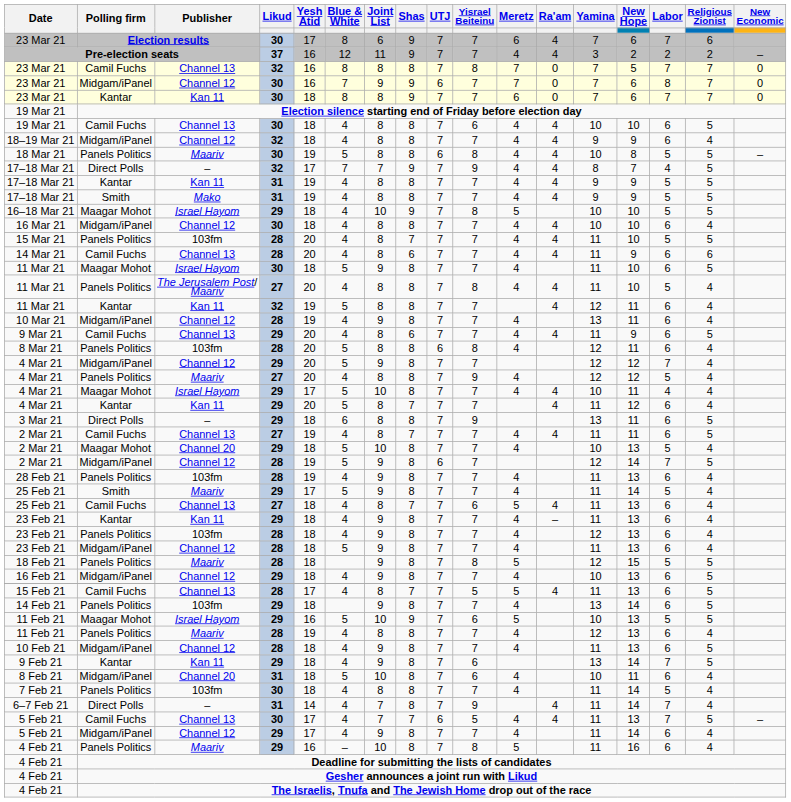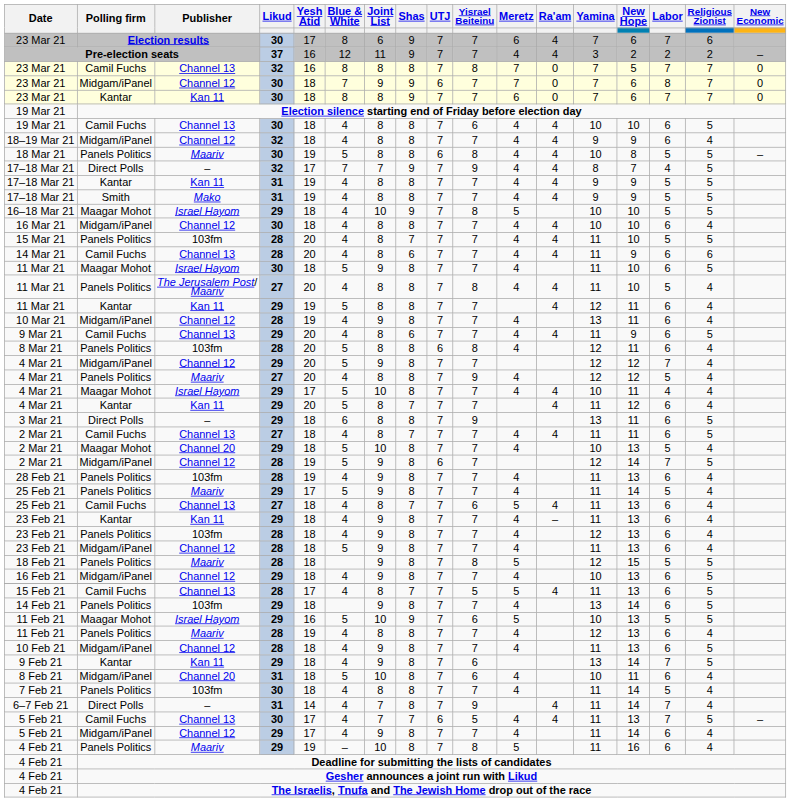(310, 83) 16 -> (310, 83) 18
(277, 306) 32 -> (277, 306) 29
(310, 434) 19 -> (310, 434) 18
(116, 491) Smith -> (116, 491) Panels Politics
(310, 748) 16 -> (310, 748) 19
